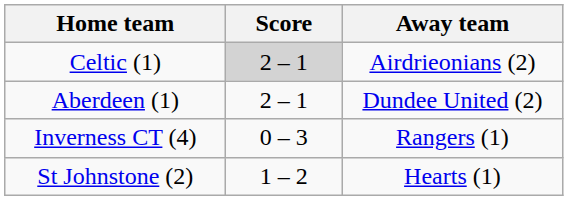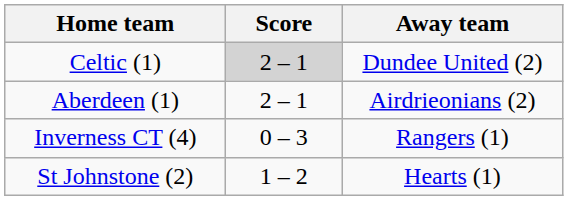(452, 61) Airdrieonians (2) -> (452, 61) Dundee United (2)
(452, 99) Dundee United (2) -> (452, 99) Airdrieonians (2)
